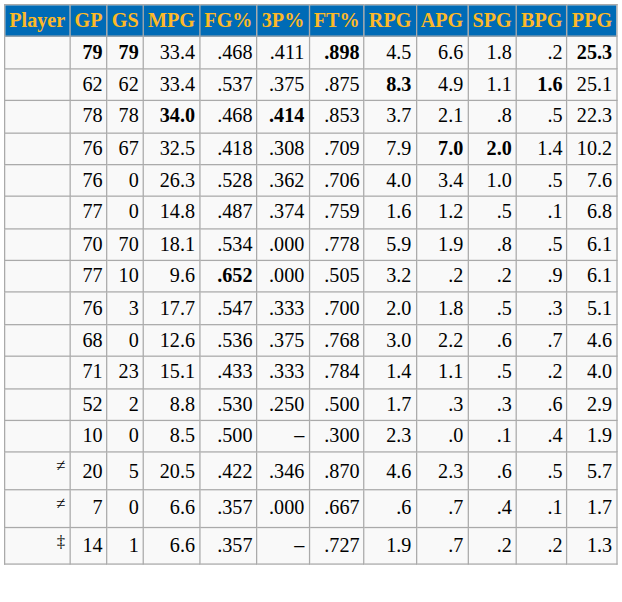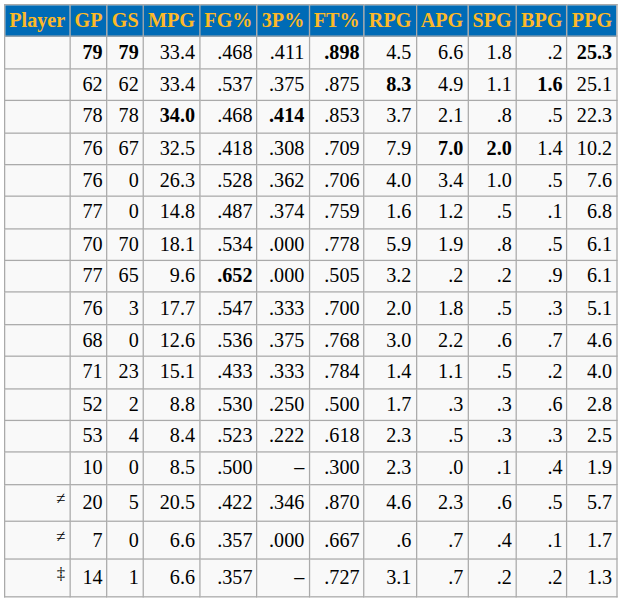(129, 276) 10 -> (129, 276) 65
(600, 404) 2.9 -> (600, 404) 2.8
+ row: (92, 436)
(399, 545) 1.9 -> (399, 577) 3.1
